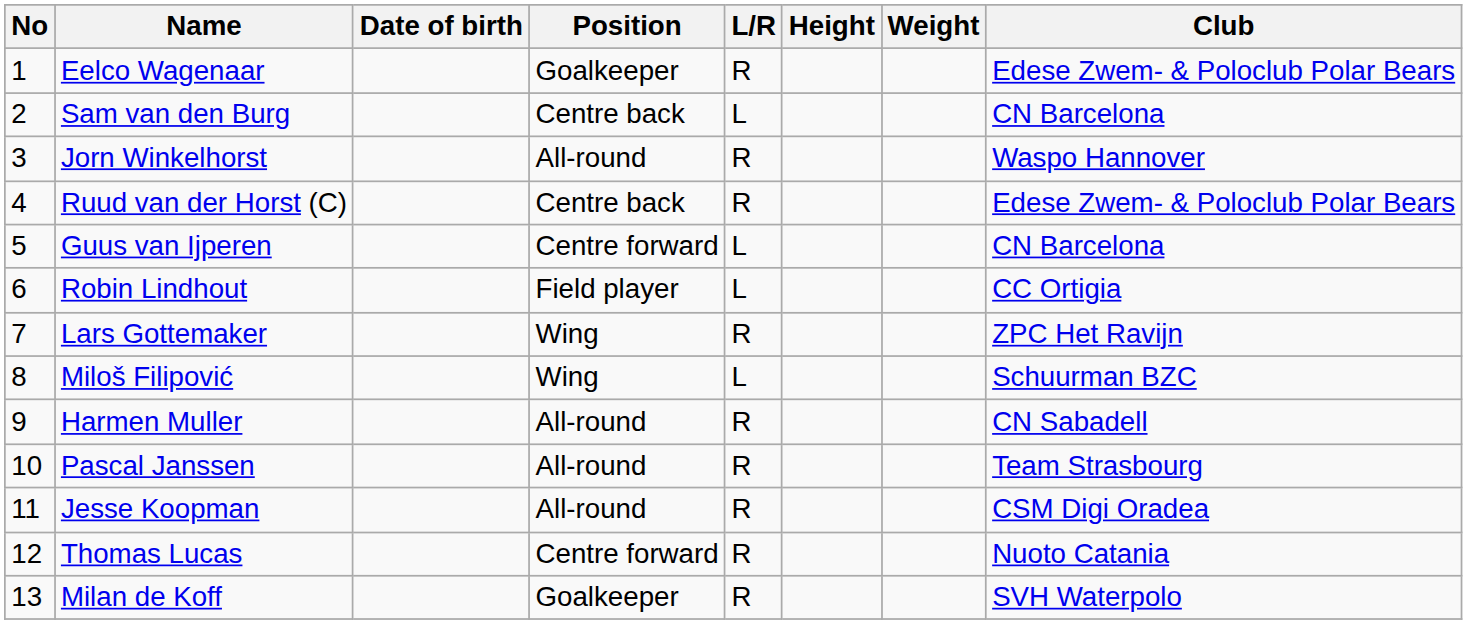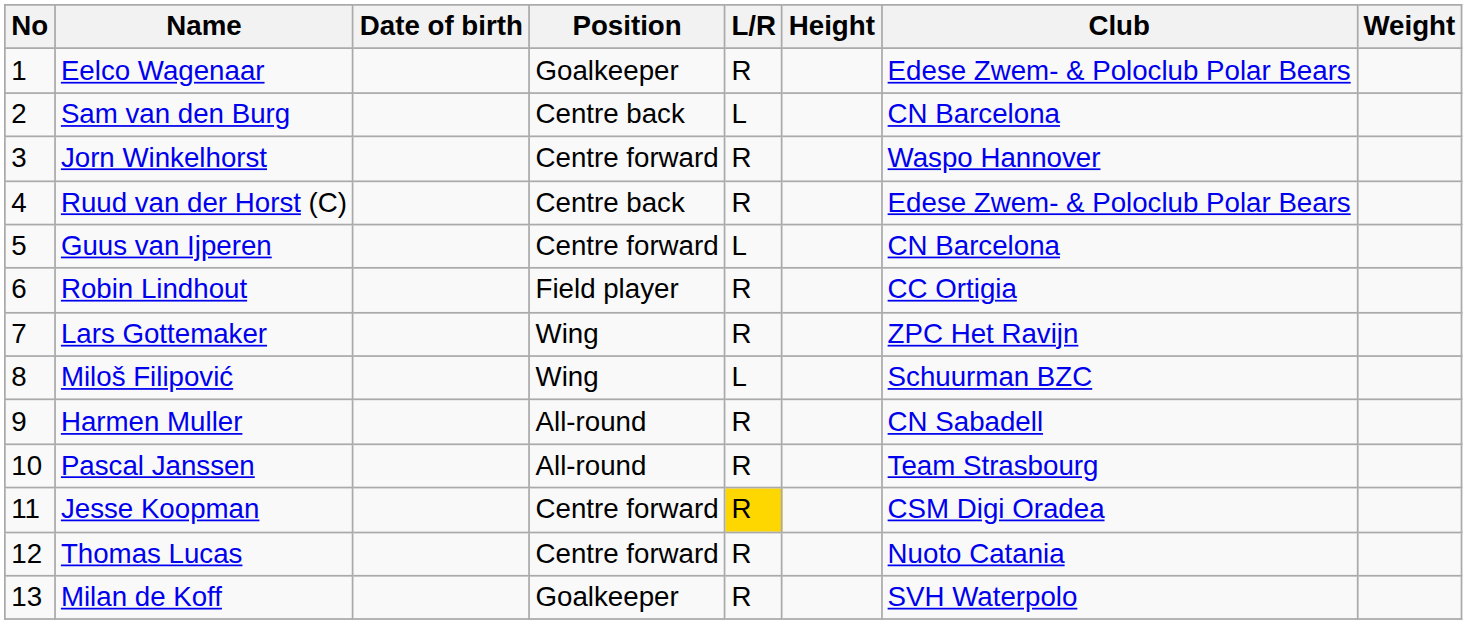columns swapped: (933, 26) <-> (1224, 26)
(591, 158) All-round -> (627, 158) Centre forward
(739, 289) L -> (741, 289) R
(591, 509) All-round -> (627, 509) Centre forward
(741, 509) no background -> (741, 509) gold background
